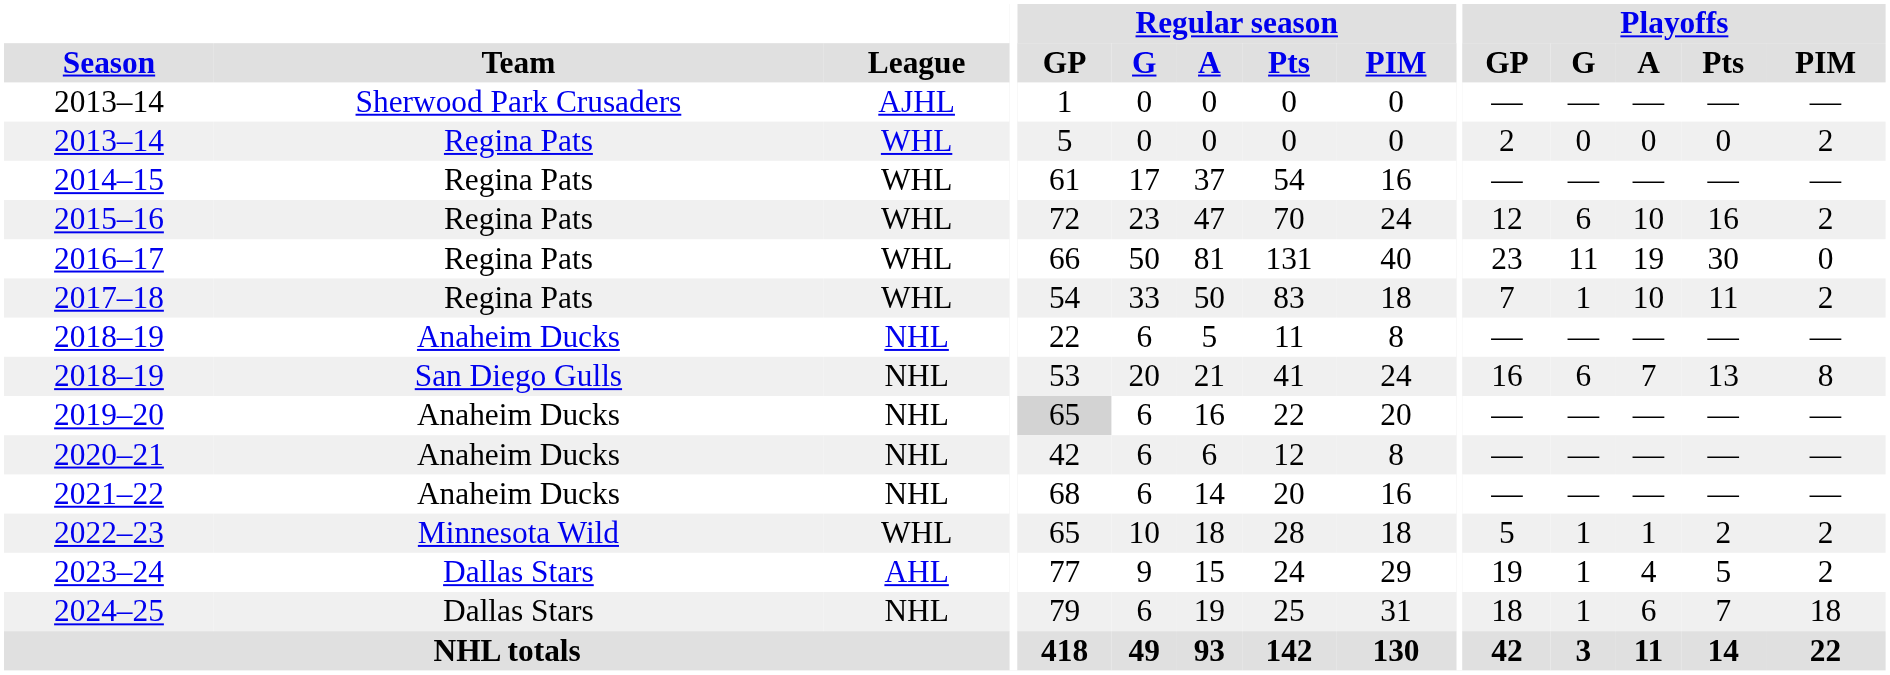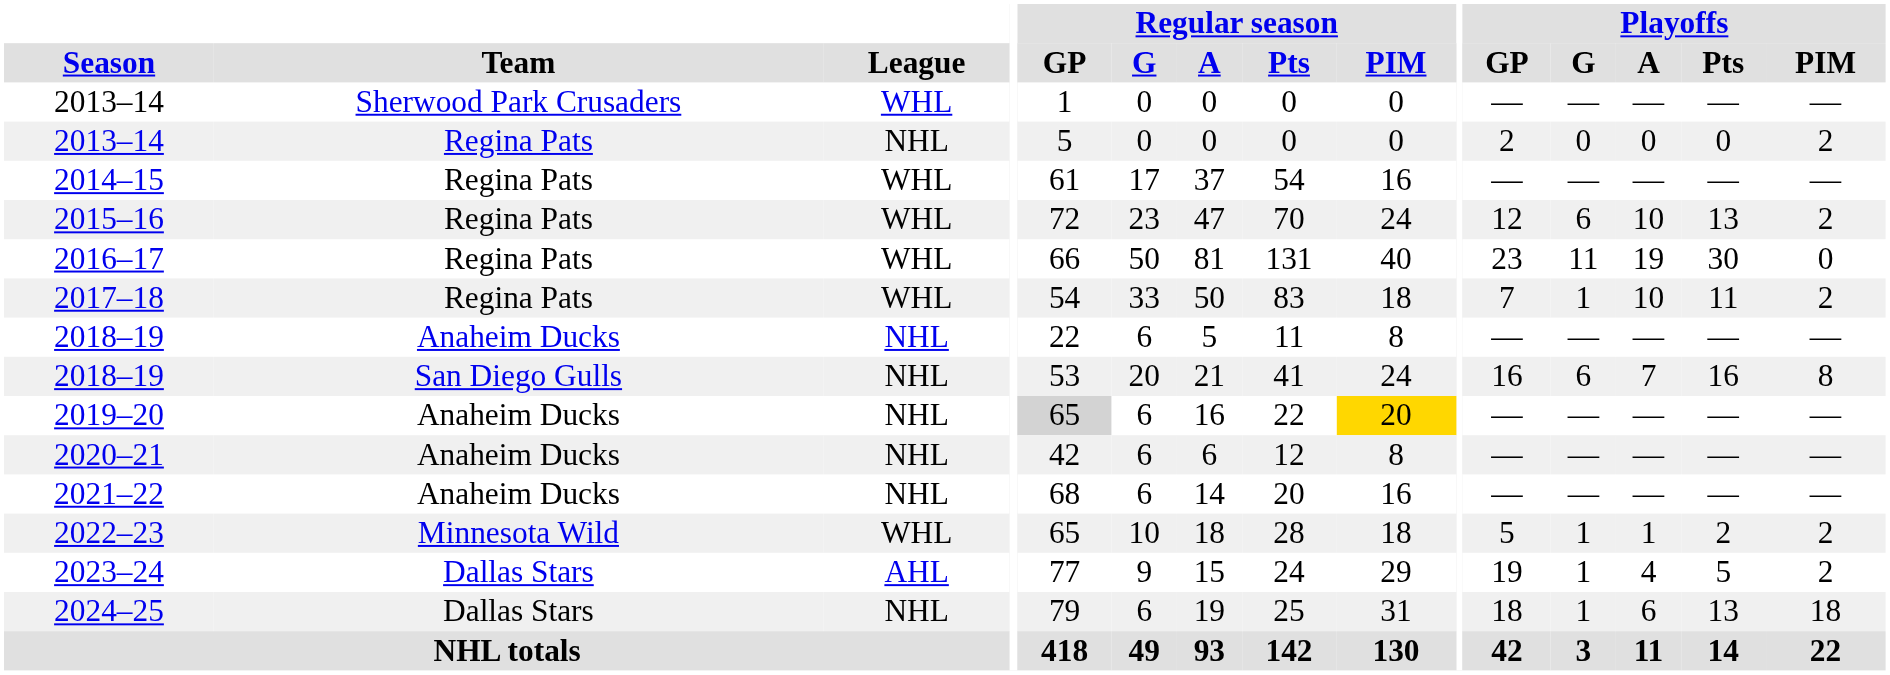(917, 101) AJHL -> (917, 101) WHL
(917, 140) WHL -> (917, 140) NHL
(1723, 219) 16 -> (1723, 219) 13
(1723, 375) 13 -> (1723, 375) 16
(1396, 415) no background -> (1396, 415) gold background
(1723, 611) 7 -> (1723, 611) 13
